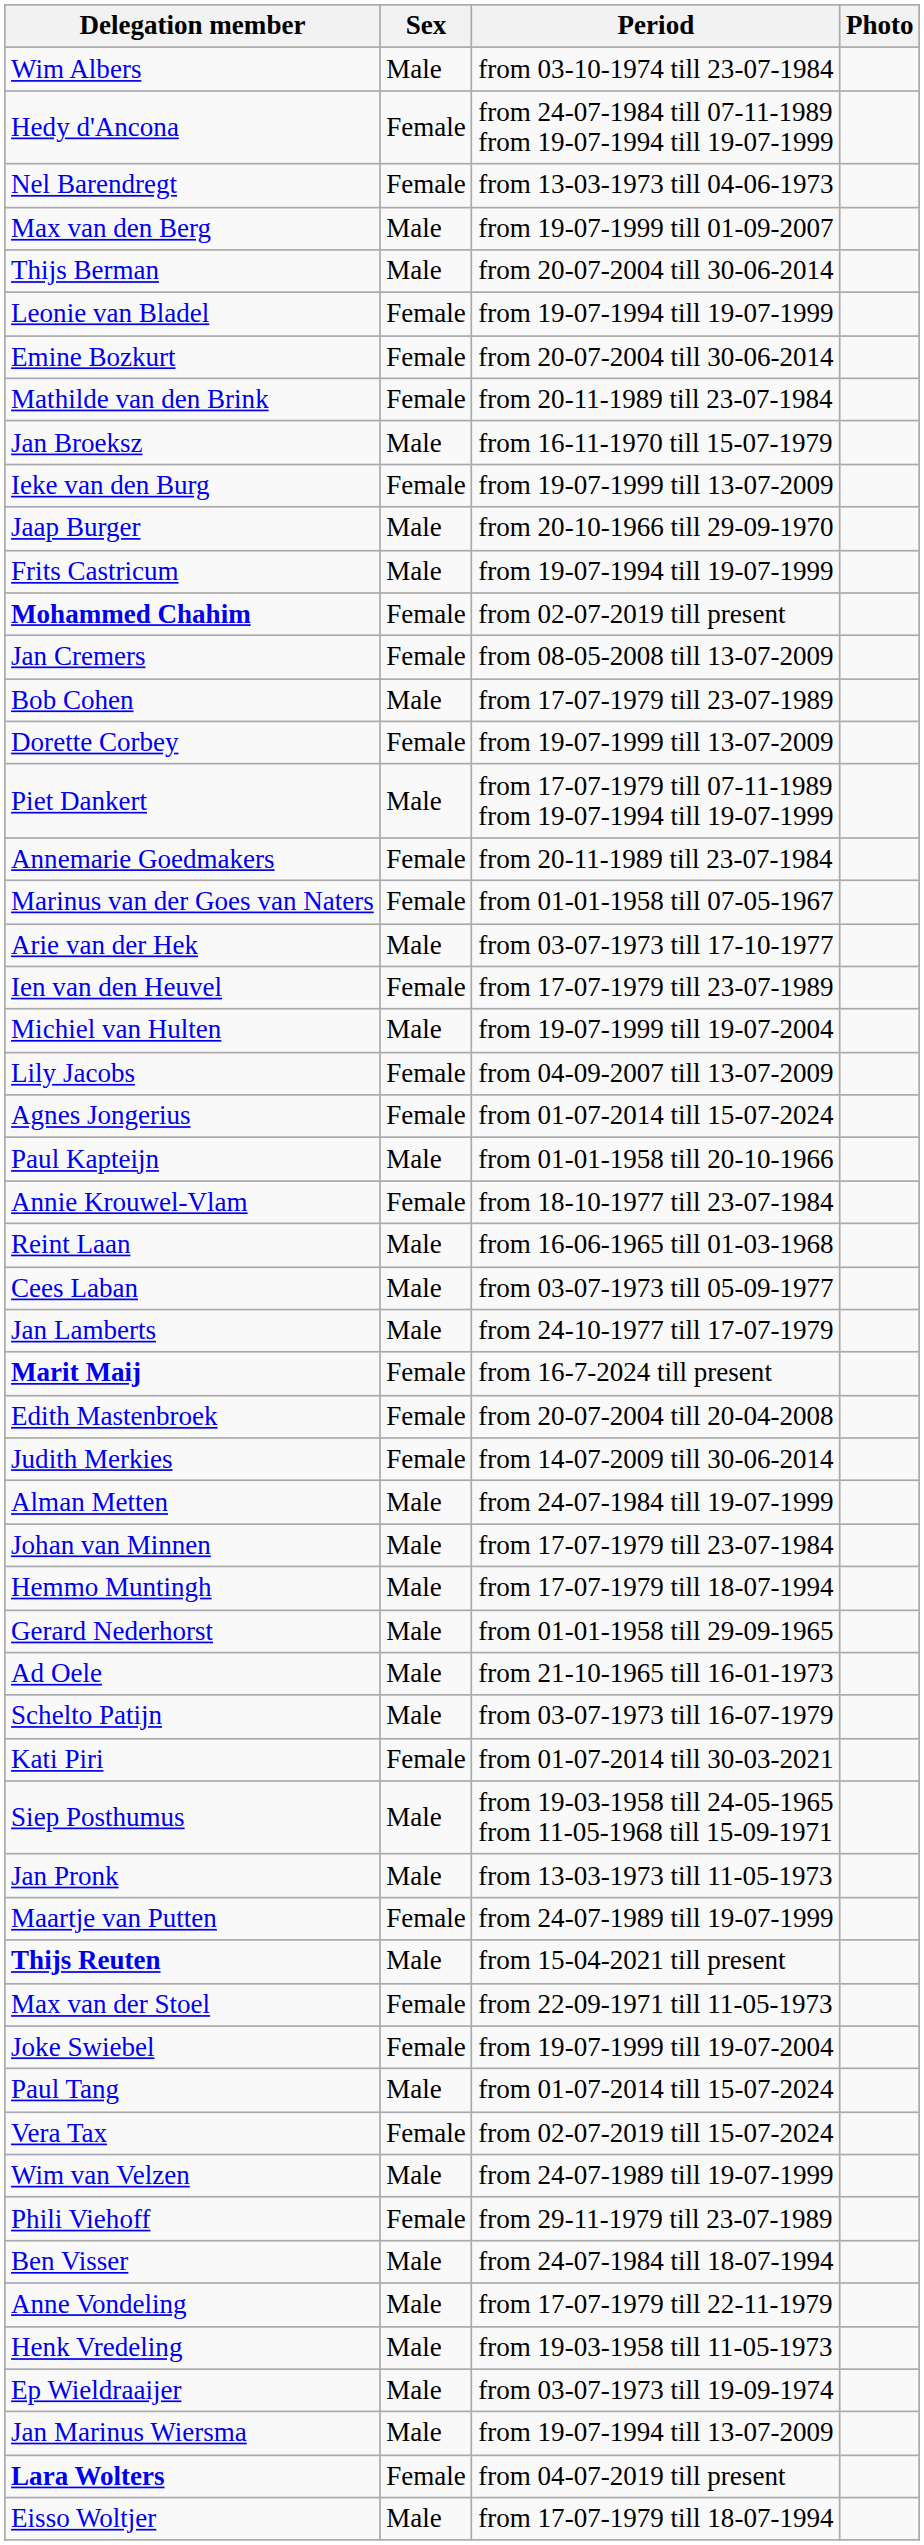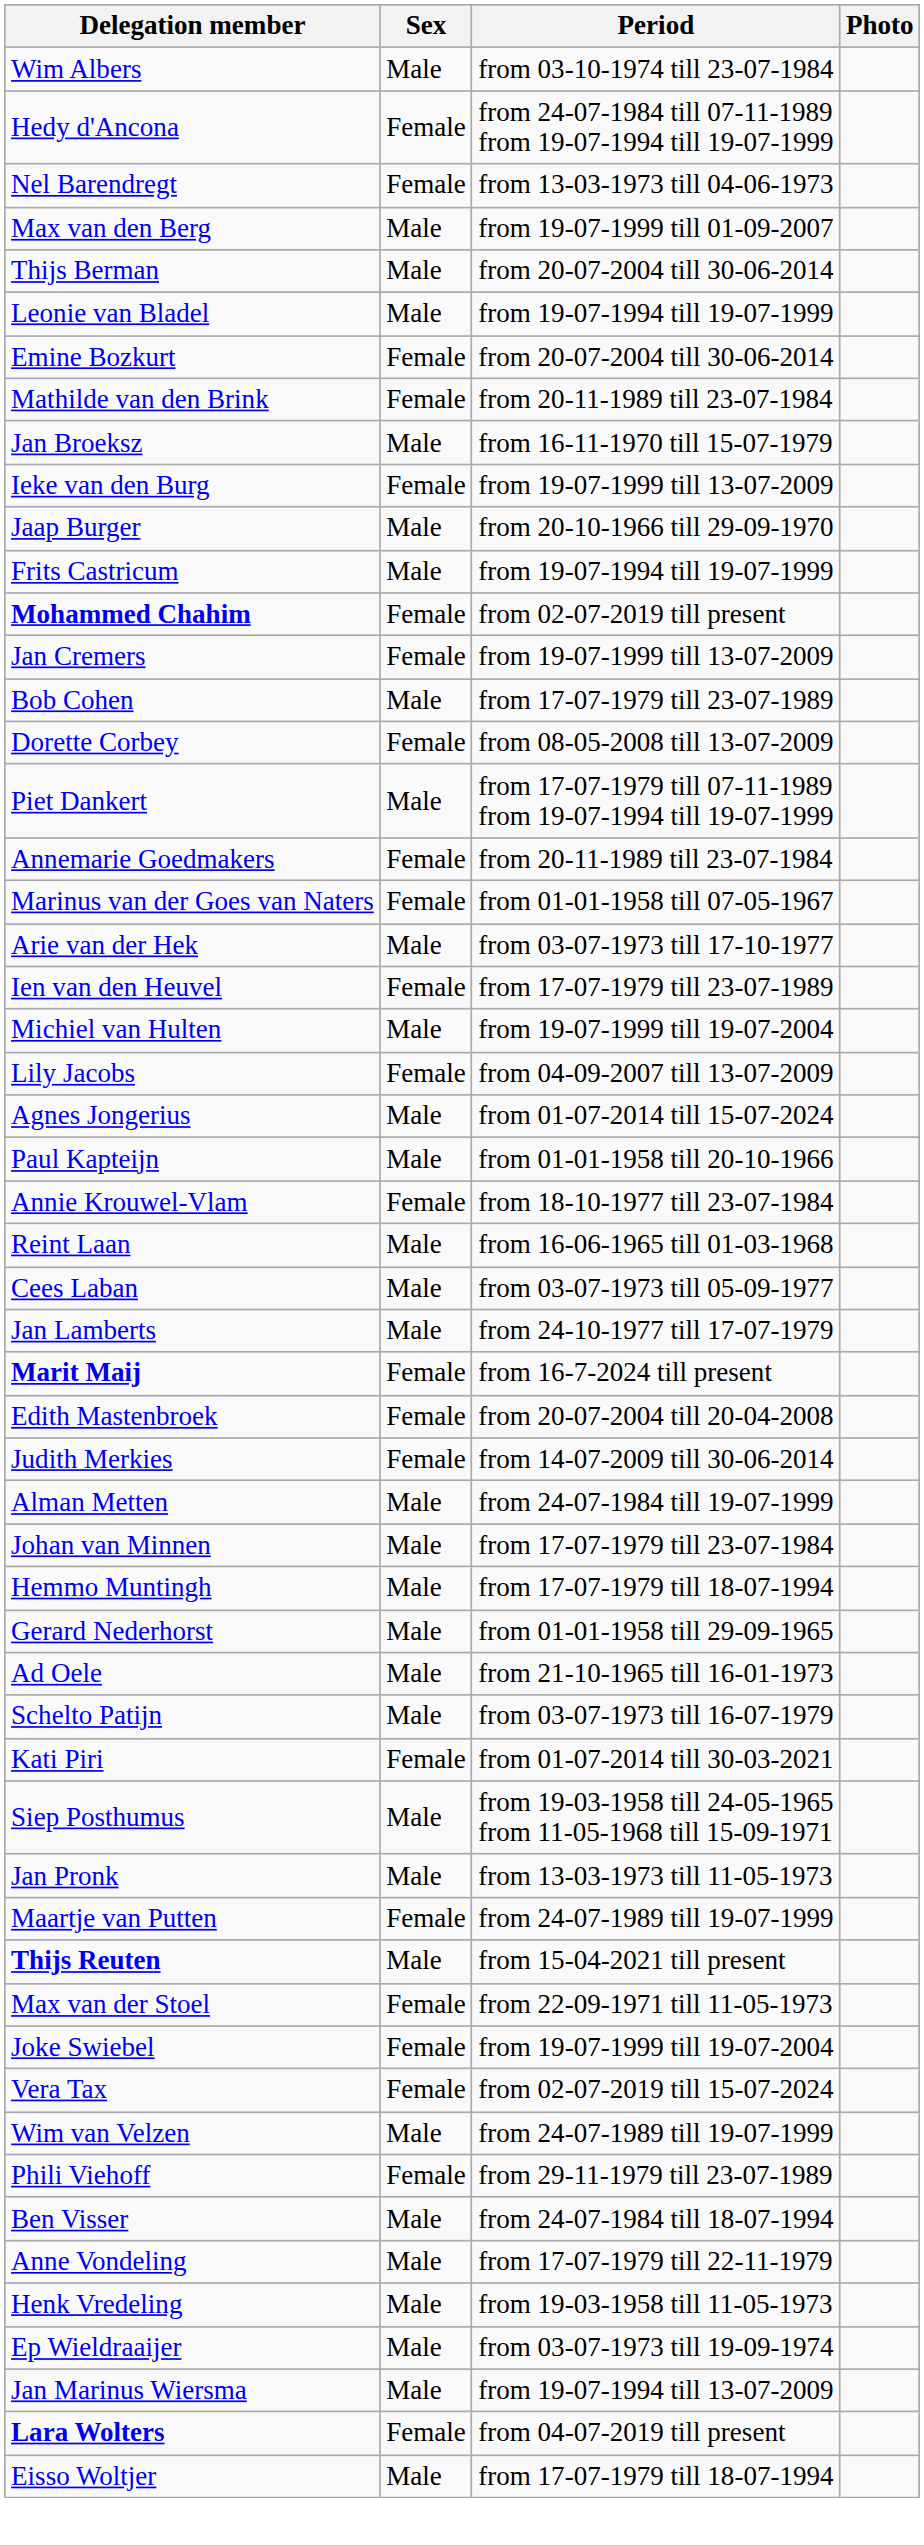(426, 313) Female -> (414, 313) Male
(656, 656) from 08-05-2008 till 13-07-2009 -> (656, 656) from 19-07-1999 till 13-07-2009
(656, 742) from 19-07-1999 till 13-07-2009 -> (656, 742) from 08-05-2008 till 13-07-2009
(426, 1115) Female -> (414, 1115) Male
- row: (65, 2089)
